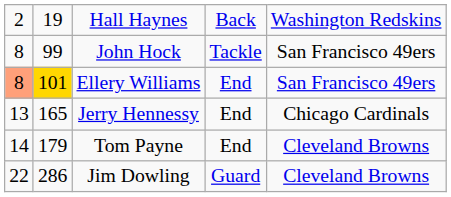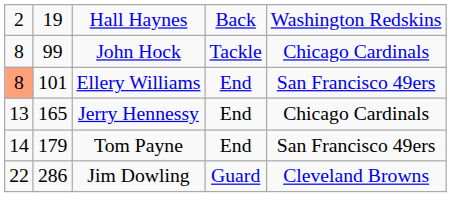(356, 51) San Francisco 49ers -> (356, 51) Chicago Cardinals
(53, 82) gold background -> (53, 82) no background
(356, 144) Cleveland Browns -> (356, 144) San Francisco 49ers
